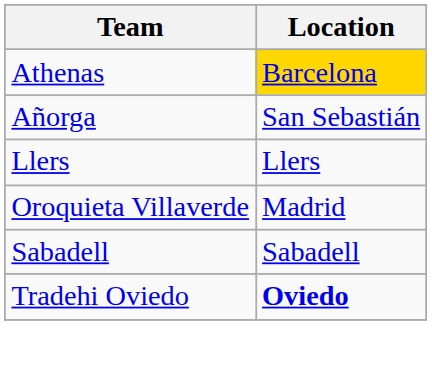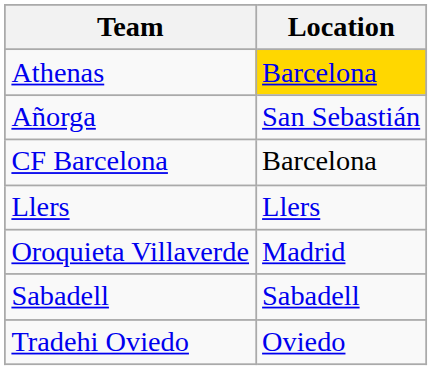+ row: (90, 161)
(305, 296) bold -> (304, 341) normal
